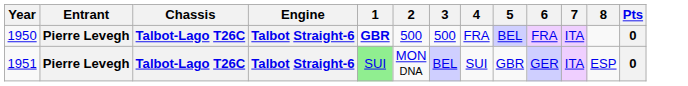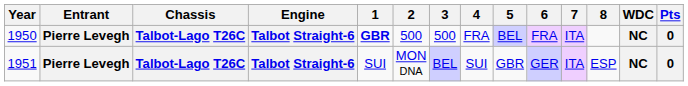+ column: (638, 15)
(375, 64) lightgreen background -> (375, 64) no background
